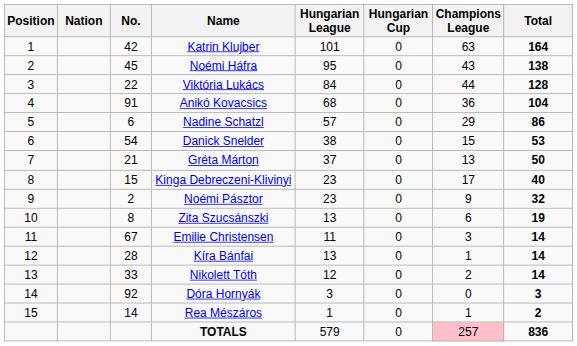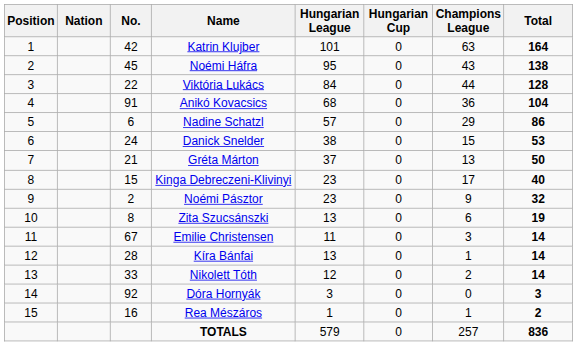(131, 142) 54 -> (131, 142) 24
(131, 313) 14 -> (131, 313) 16
(468, 332) pink background -> (468, 332) no background
